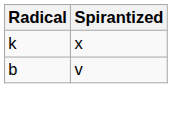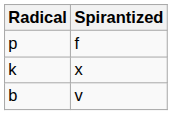+ row: (13, 43)
